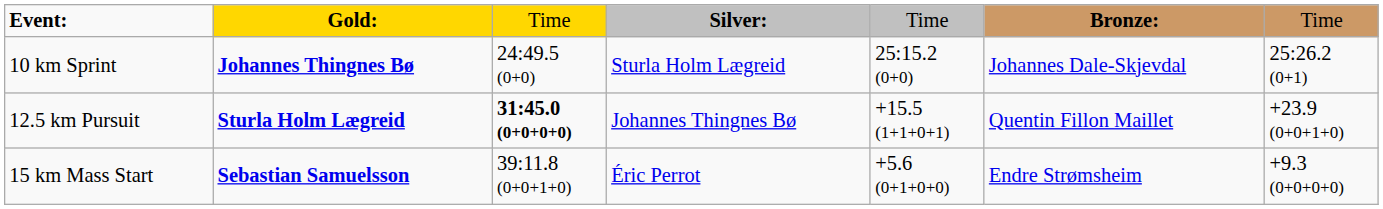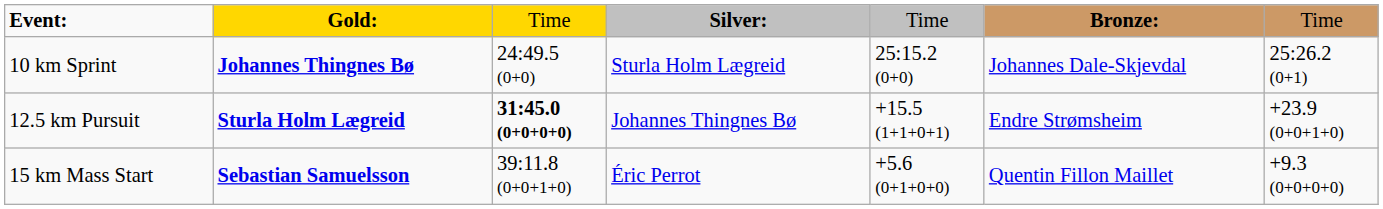(1081, 120) Quentin Fillon Maillet -> (1065, 120) Endre Strømsheim
(1065, 175) Endre Strømsheim -> (1081, 175) Quentin Fillon Maillet
